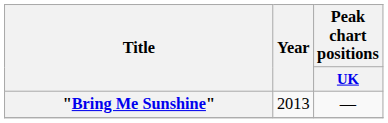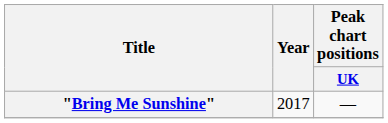(293, 104) 2013 -> (293, 104) 2017
